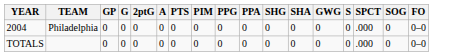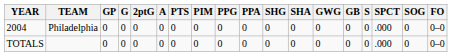+ column: (353, 12)
